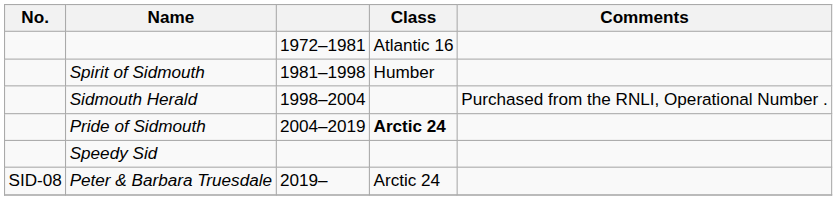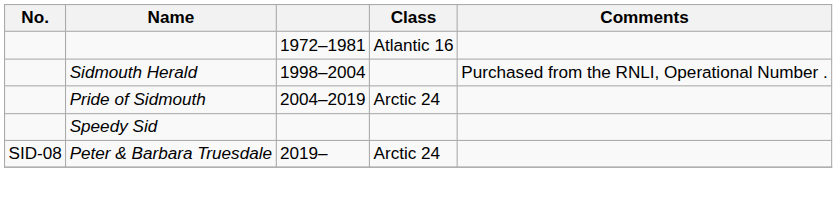- row: (137, 72)
(410, 126) bold -> (407, 99) normal
